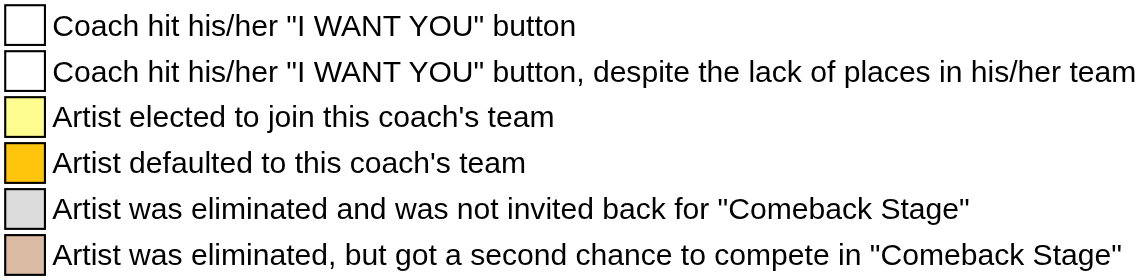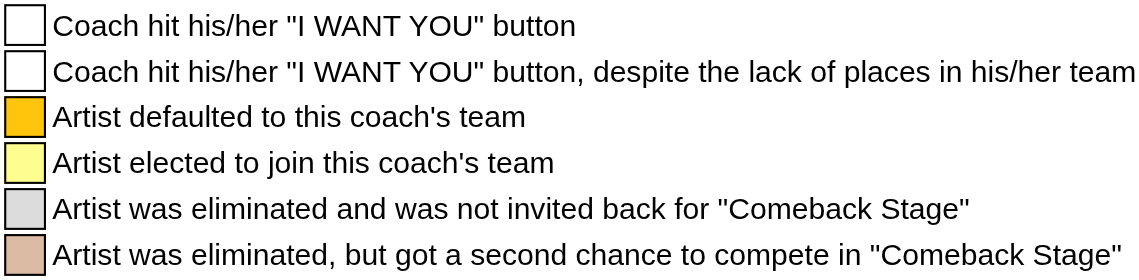rows swapped: (289, 163) <-> (303, 117)
